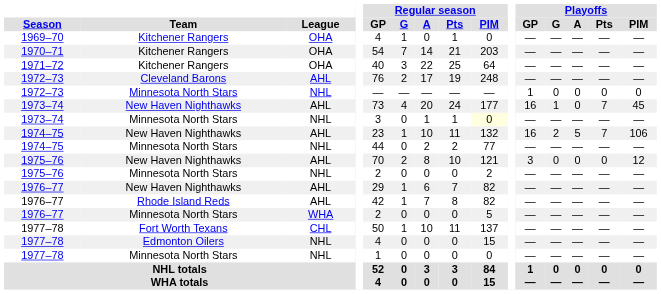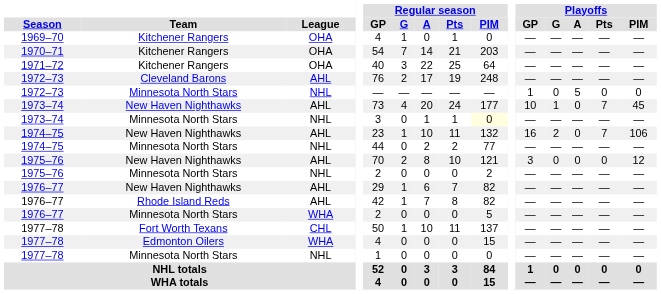(577, 92) 0 -> (577, 92) 5
(530, 106) 16 -> (530, 106) 10
(577, 133) 5 -> (577, 133) 0
(321, 242) NHL -> (321, 242) WHA
